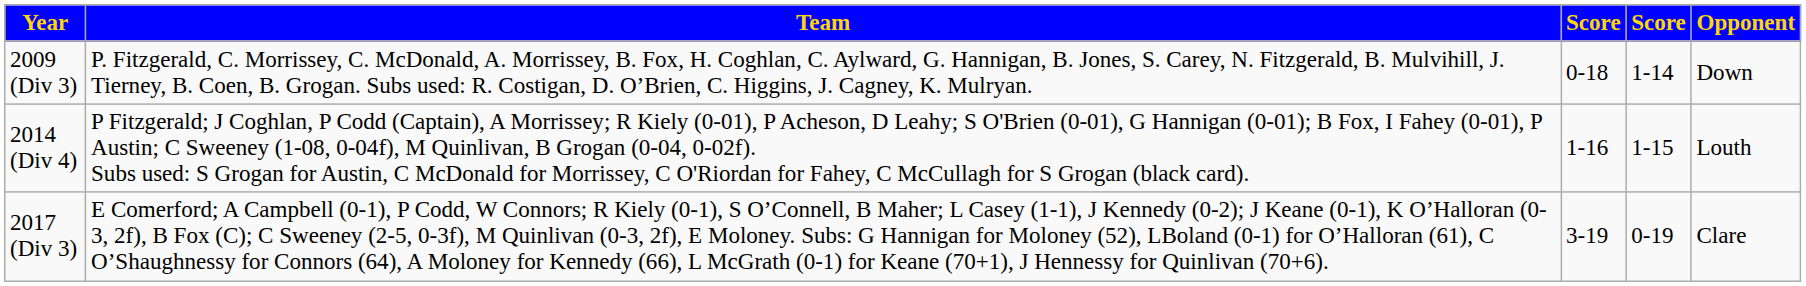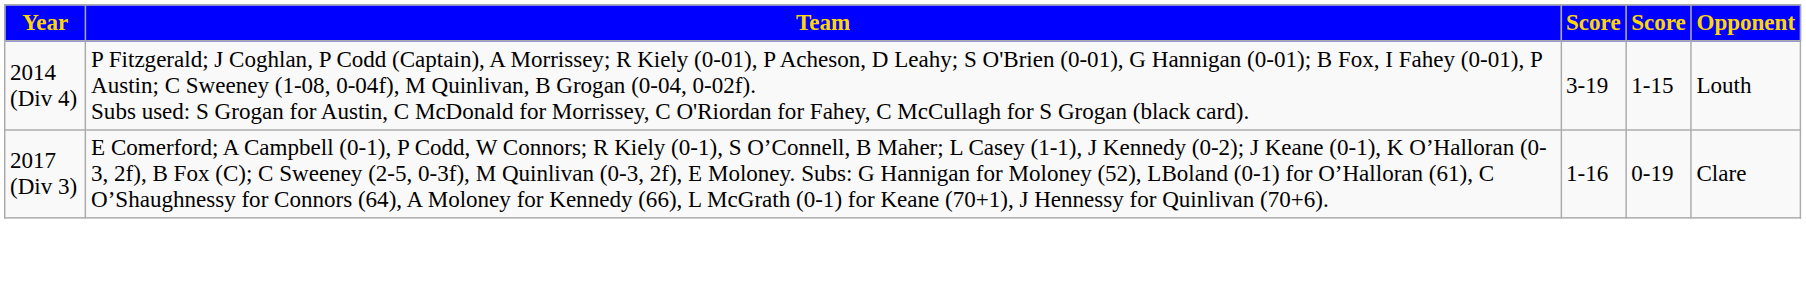- row: (44, 72)
(1587, 147) 1-16 -> (1587, 85) 3-19
(1587, 236) 3-19 -> (1587, 173) 1-16
